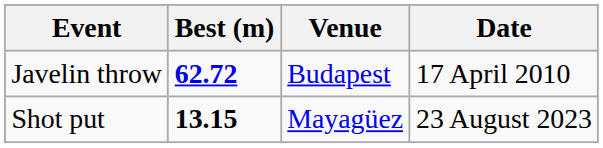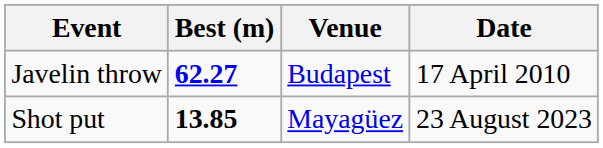(206, 73) 62.72 -> (206, 73) 62.27
(206, 119) 13.15 -> (206, 119) 13.85
